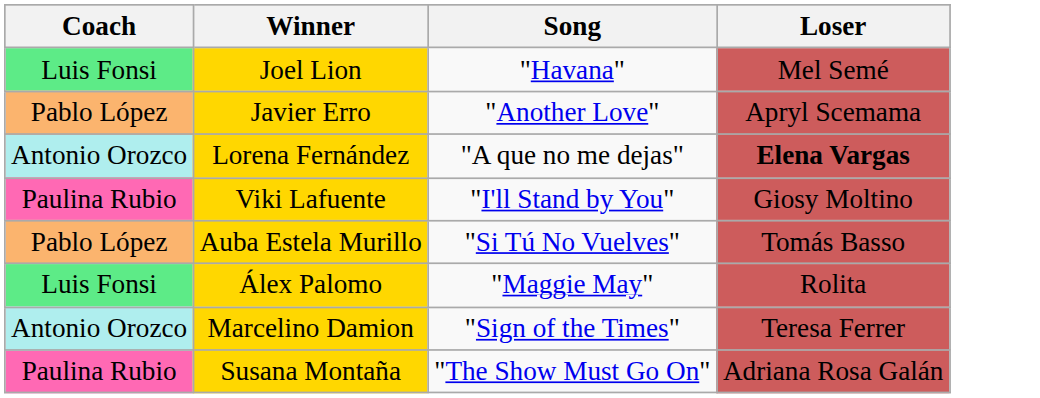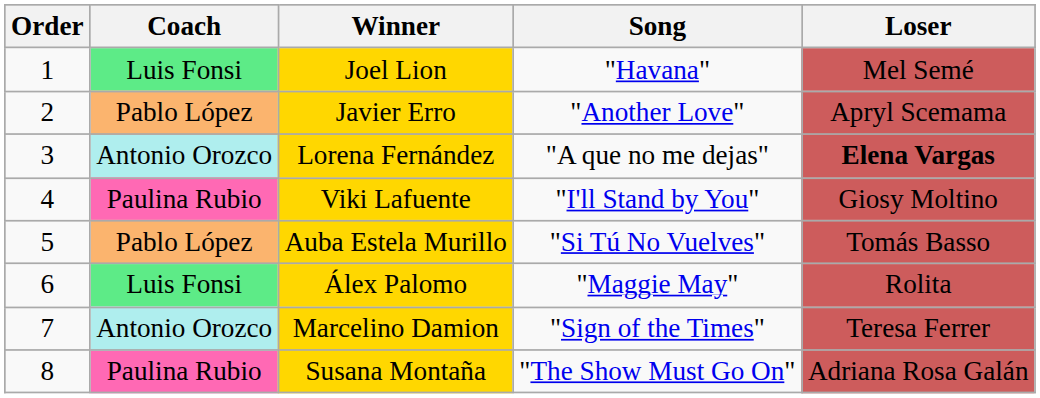+ column: (47, 26)
